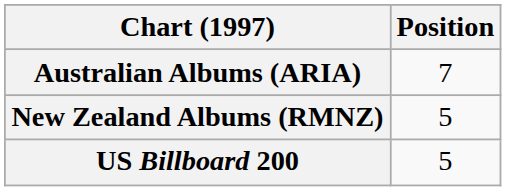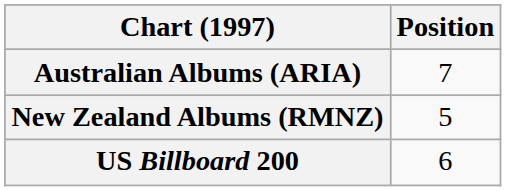(445, 161) 5 -> (445, 161) 6
